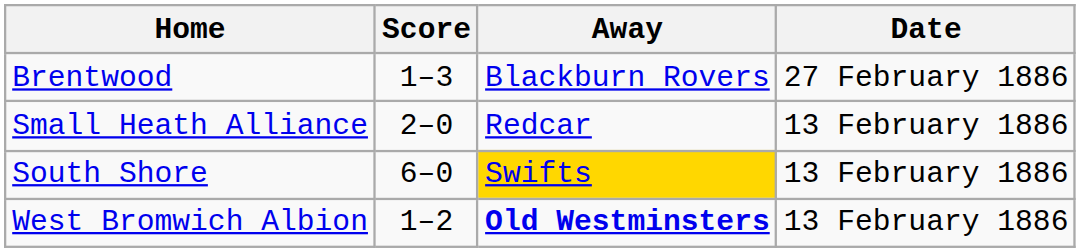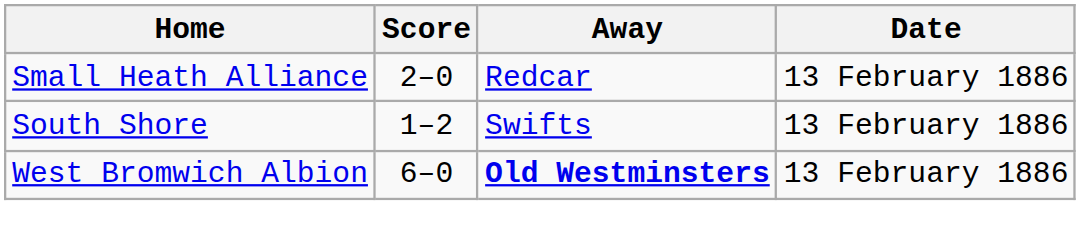- row: (92, 78)
(427, 174) 6–0 -> (427, 126) 1–2
(538, 174) gold background -> (538, 126) no background
(427, 223) 1–2 -> (427, 174) 6–0
